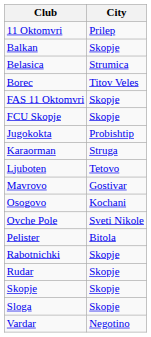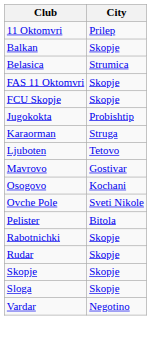- row: (20, 82)
